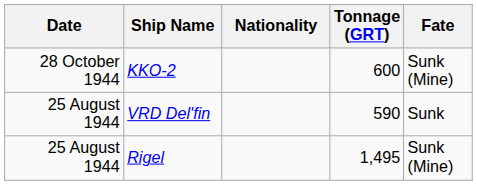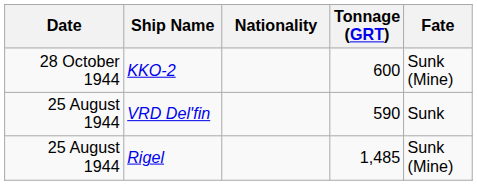(380, 157) 1,495 -> (380, 157) 1,485
